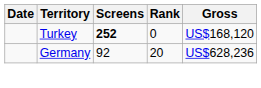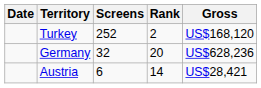(106, 33) bold -> (106, 33) normal
(153, 33) 0 -> (153, 33) 2
(103, 53) 92 -> (103, 53) 32
+ row: (59, 72)
